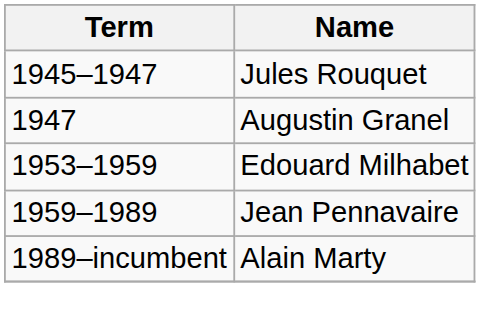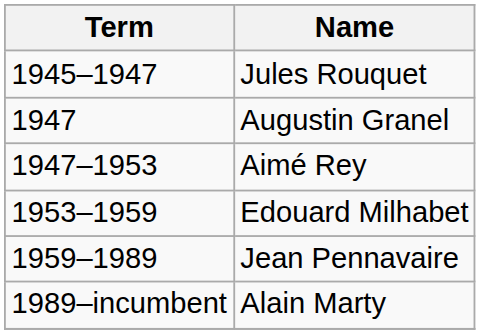+ row: (303, 166)
